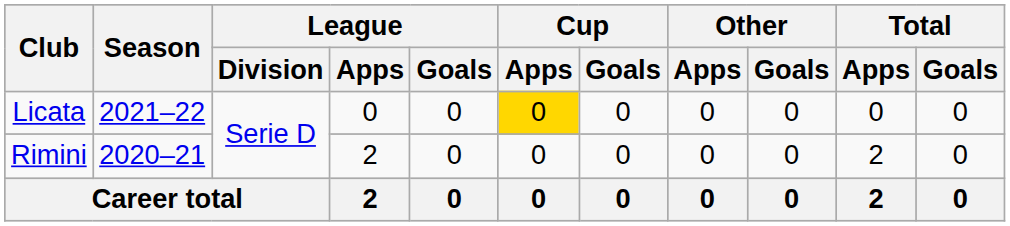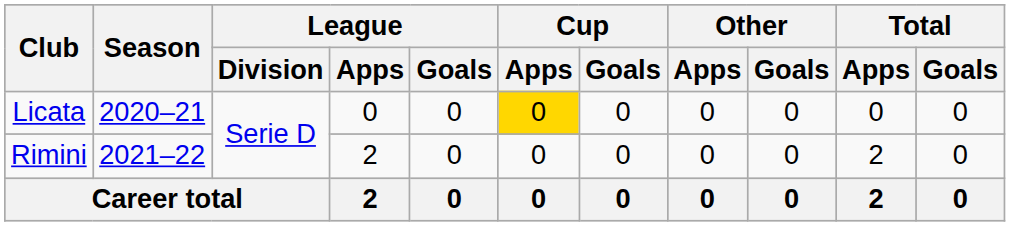(152, 112) 2021–22 -> (152, 112) 2020–21
(152, 155) 2020–21 -> (152, 155) 2021–22
